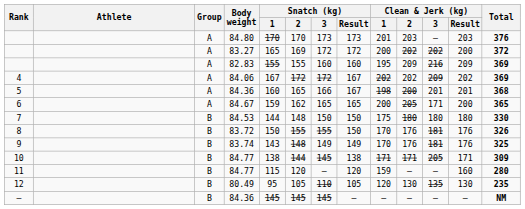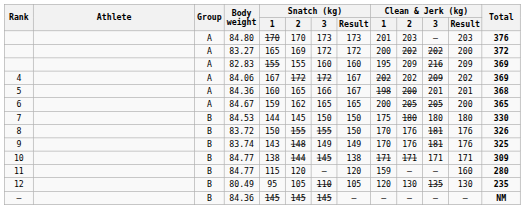(436, 104) 171 -> (436, 104) 205
(298, 118) 148 -> (298, 118) 145
(436, 158) 205 -> (436, 158) 171
